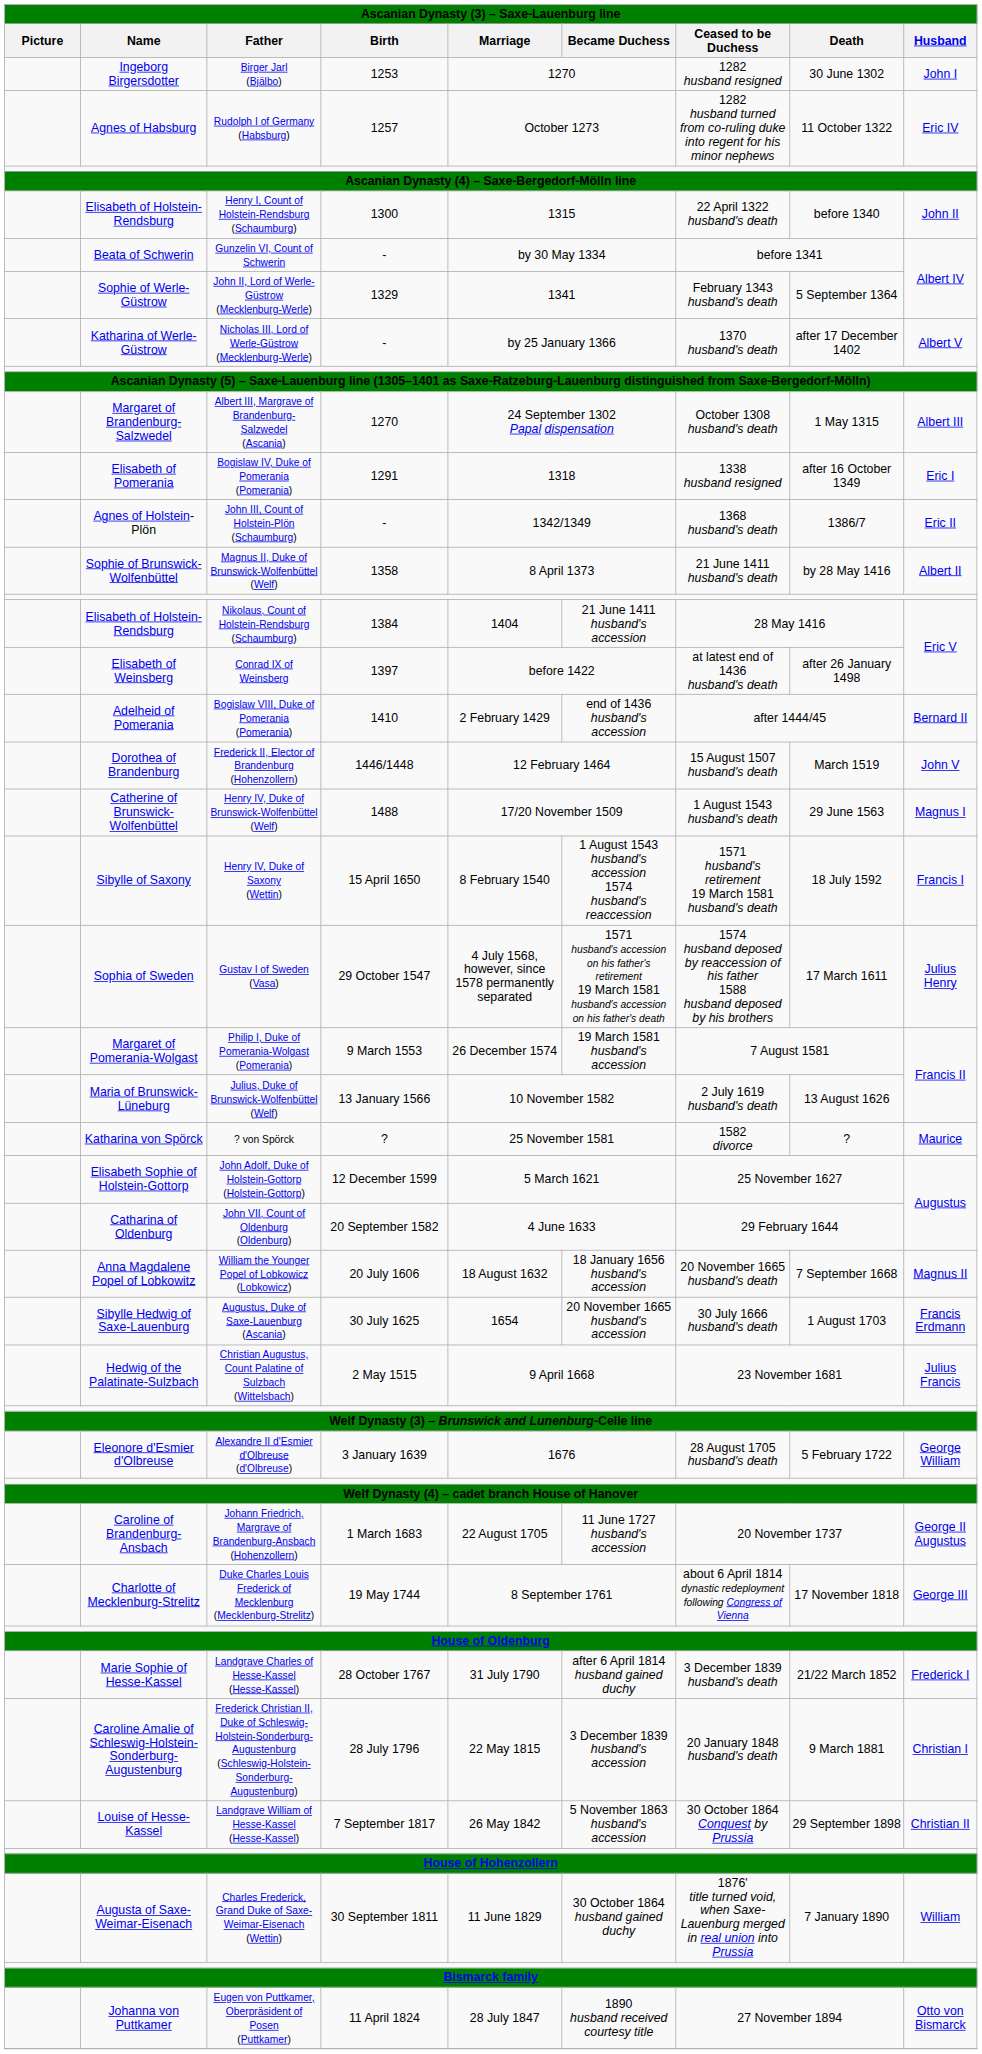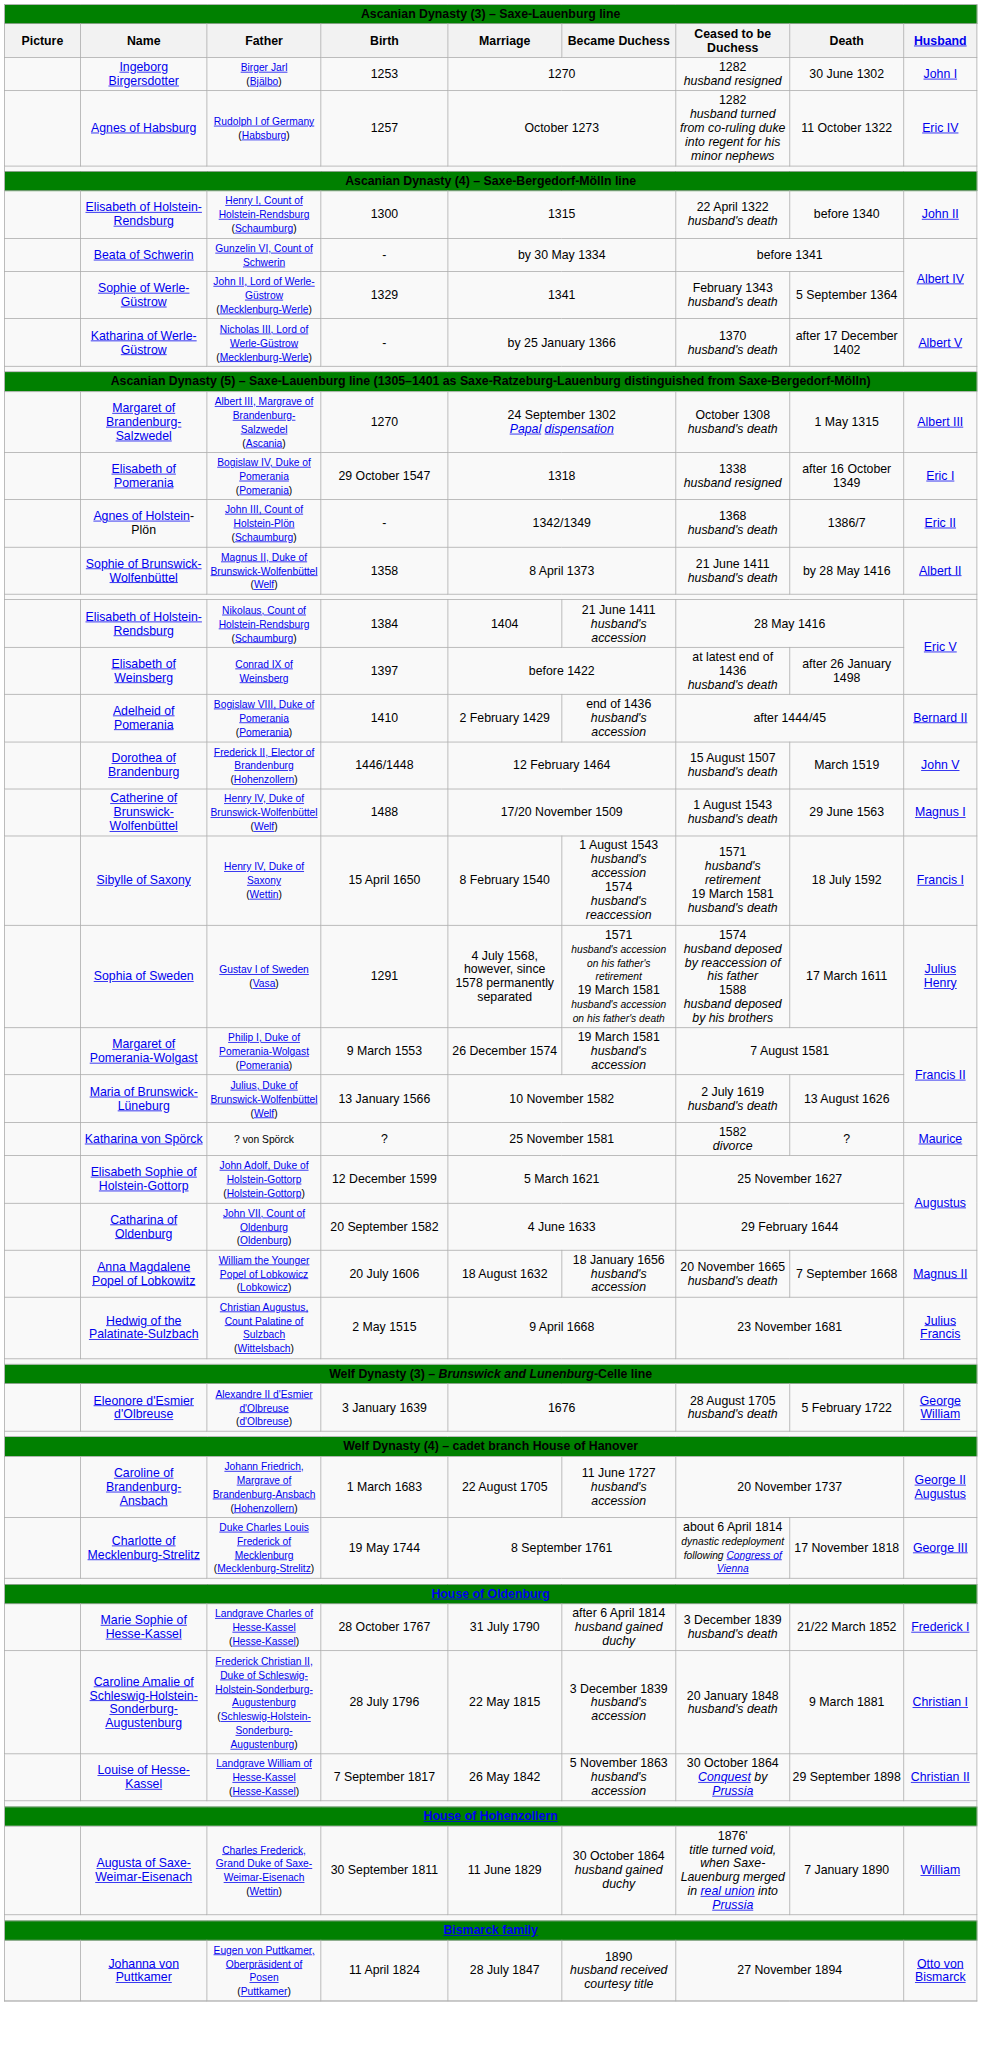(384, 476) 1291 -> (384, 476) 29 October 1547
(384, 976) 29 October 1547 -> (384, 976) 1291
- row: (144, 1321)
